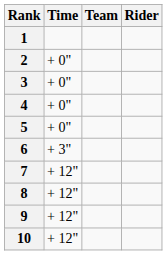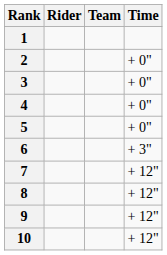columns swapped: (142, 15) <-> (63, 15)
